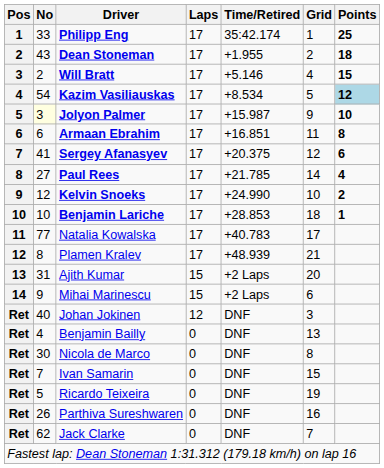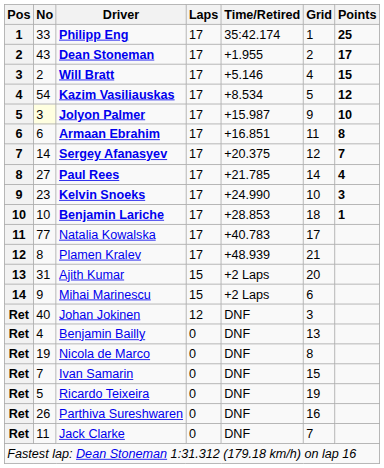(345, 55) 18 -> (345, 55) 17
(345, 94) lightblue background -> (345, 94) no background
(43, 154) 41 -> (43, 154) 14
(341, 154) 6 -> (341, 154) 7
(43, 194) 12 -> (43, 194) 23
(341, 194) 2 -> (341, 194) 3
(43, 354) 30 -> (43, 354) 19
(43, 434) 62 -> (43, 434) 11
